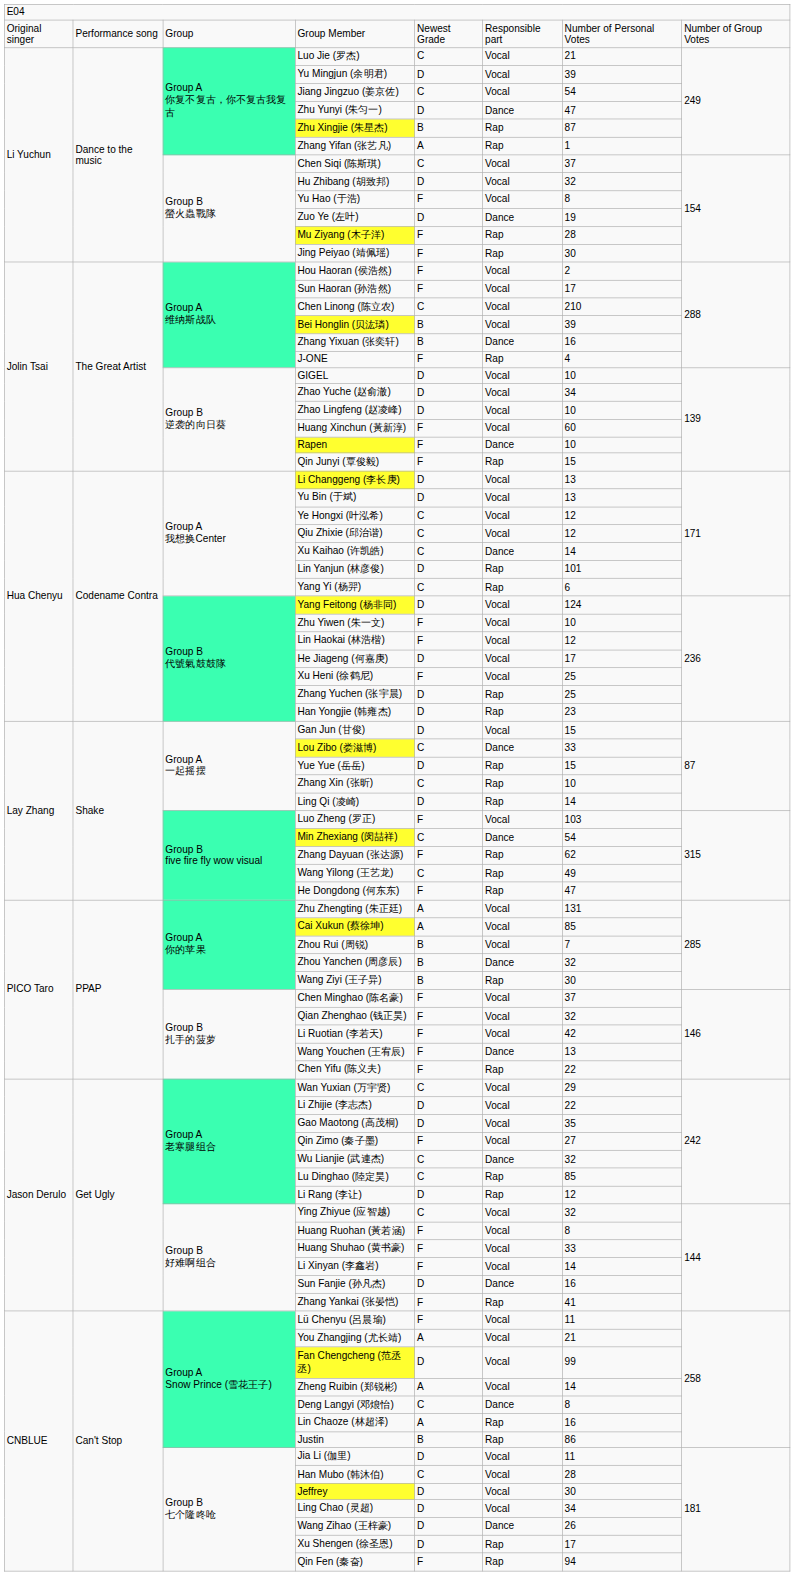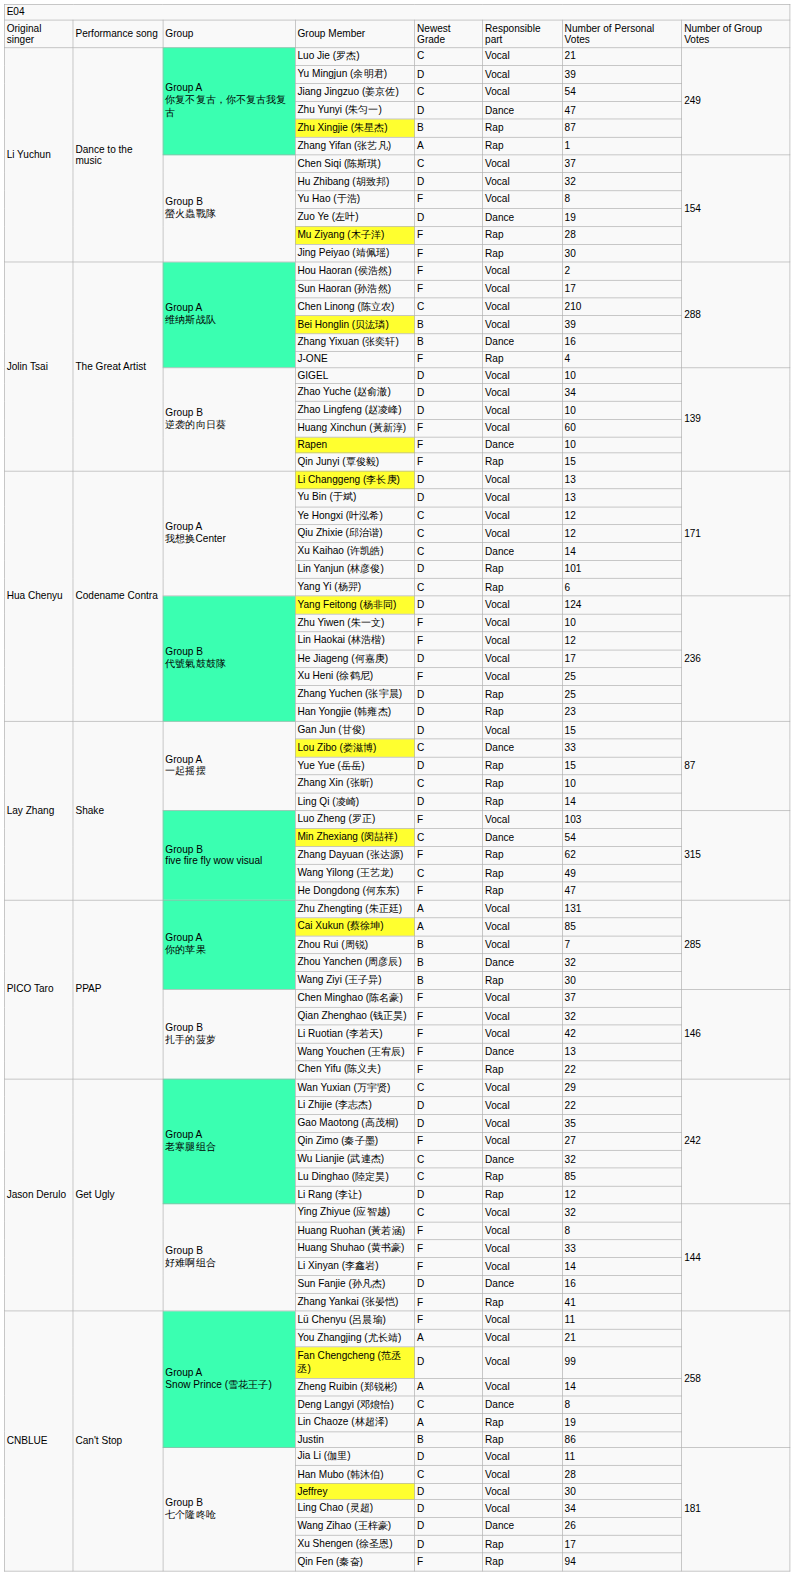(570, 1422) 16 -> (570, 1422) 19
